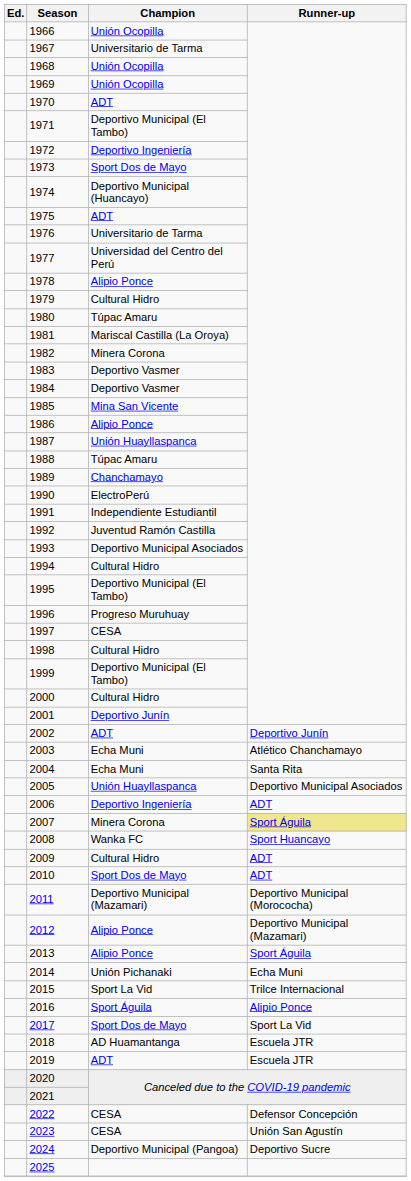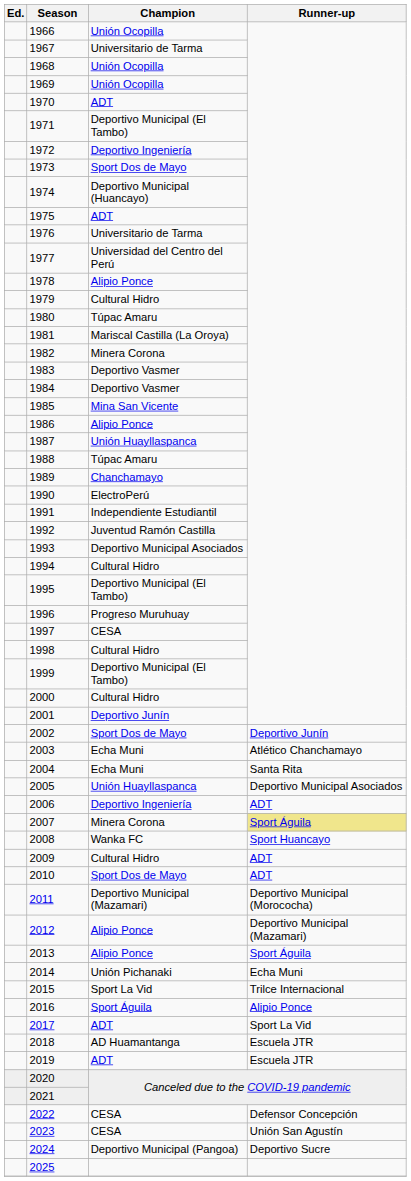(102, 733) ADT -> (139, 733) Sport Dos de Mayo
(139, 1025) Sport Dos de Mayo -> (102, 1025) ADT
